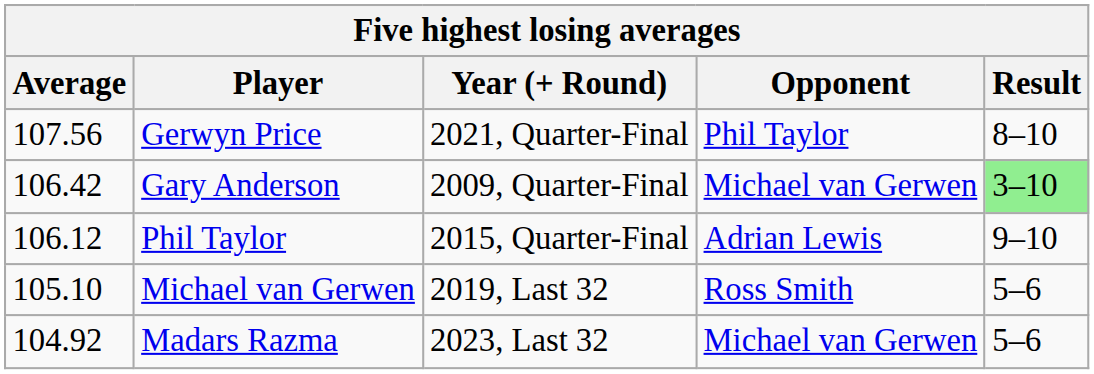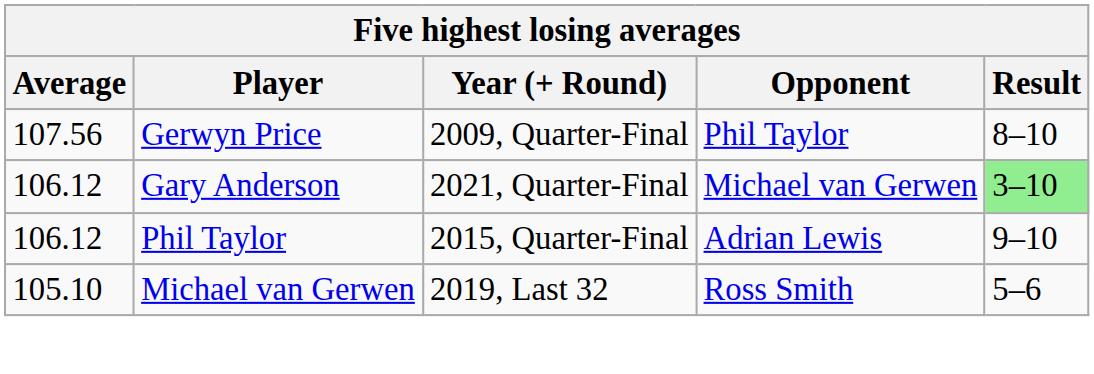(559, 133) 2021, Quarter-Final -> (559, 133) 2009, Quarter-Final
(57, 185) 106.42 -> (57, 185) 106.12
(559, 185) 2009, Quarter-Final -> (559, 185) 2021, Quarter-Final
- row: (239, 340)
